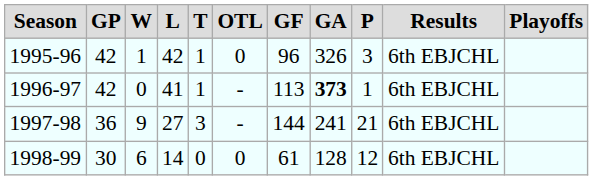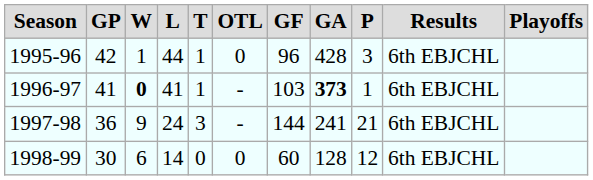(173, 55) 42 -> (173, 55) 44
(331, 55) 326 -> (331, 55) 428
(106, 89) 42 -> (106, 89) 41
(141, 89) normal -> (141, 89) bold
(289, 89) 113 -> (289, 89) 103
(173, 123) 27 -> (173, 123) 24
(289, 157) 61 -> (289, 157) 60
